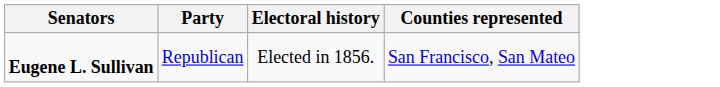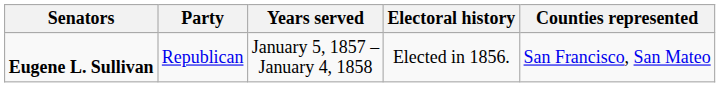+ column: (315, 18)
